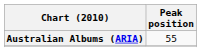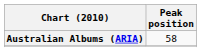(171, 39) 55 -> (171, 39) 58
